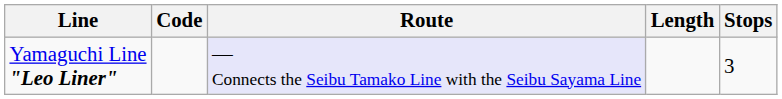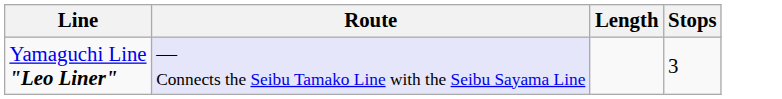- column: (179, 20)
